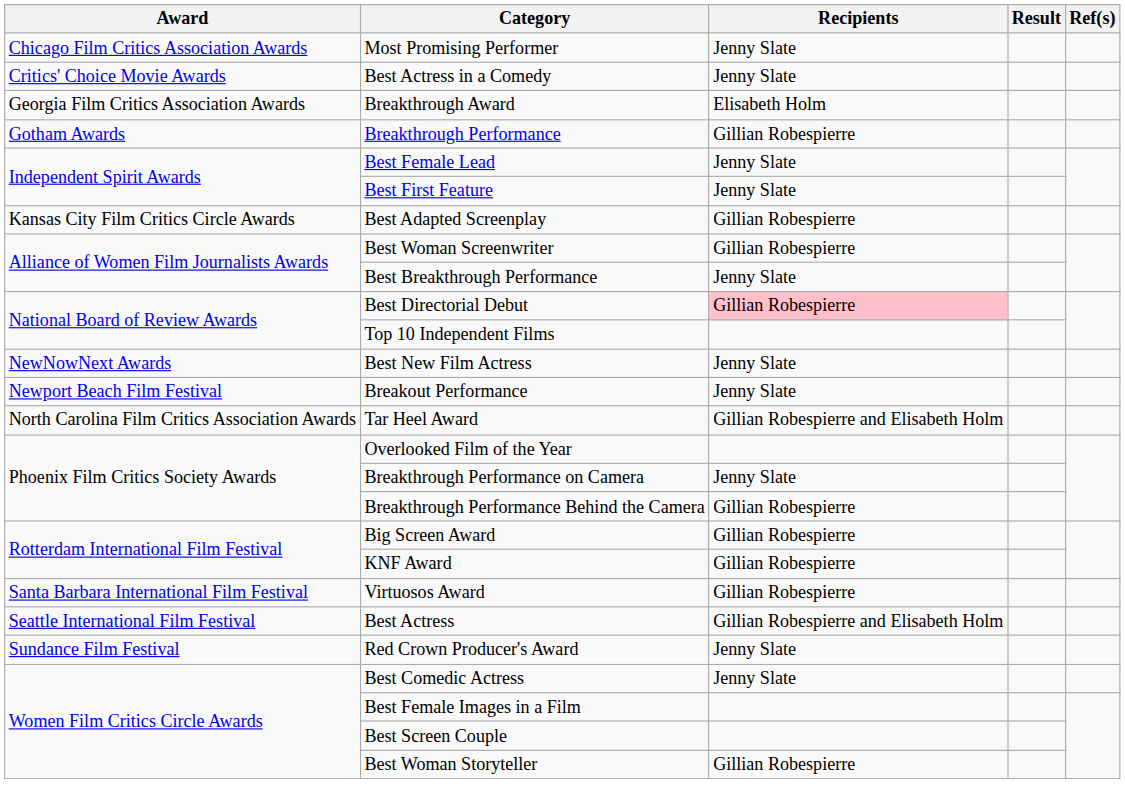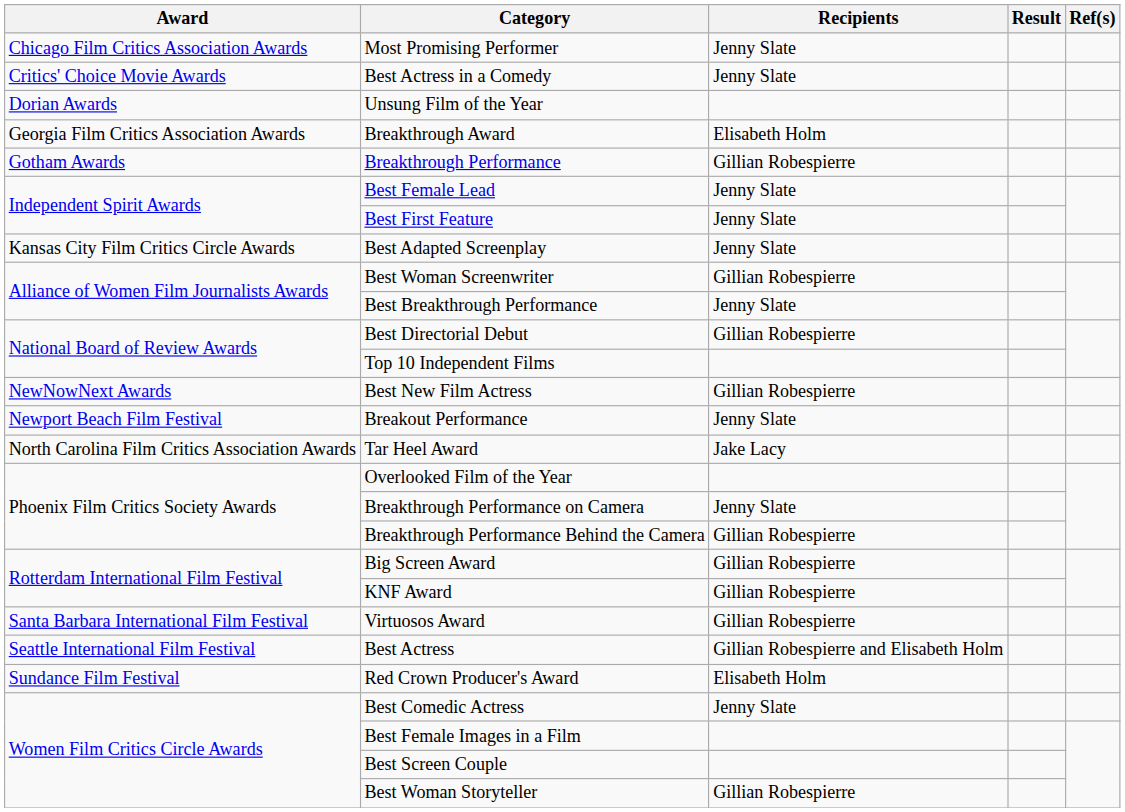+ row: (454, 104)
(784, 219) Gillian Robespierre -> (755, 248) Jenny Slate
(784, 305) pink background -> (784, 334) no background
(755, 362) Jenny Slate -> (784, 391) Gillian Robespierre
(858, 420) Gillian Robespierre and Elisabeth Holm -> (750, 448) Jake Lacy
(755, 649) Jenny Slate -> (770, 678) Elisabeth Holm
